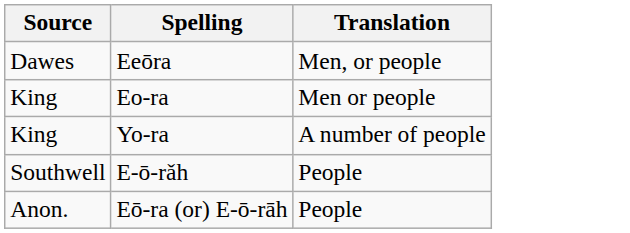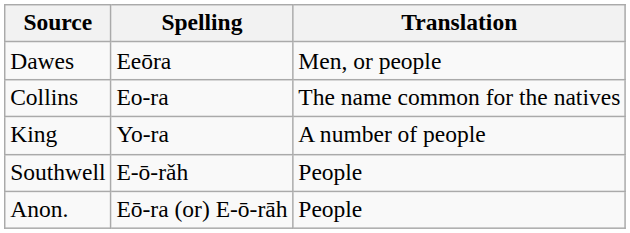+ row: (44, 97)
- row: (34, 97)
